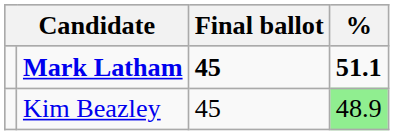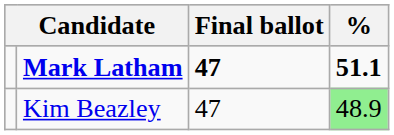(208, 66) 45 -> (208, 66) 47
(208, 108) 45 -> (208, 108) 47
